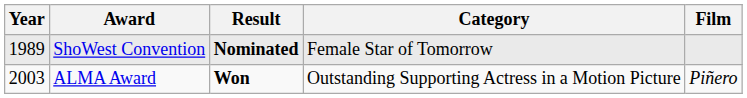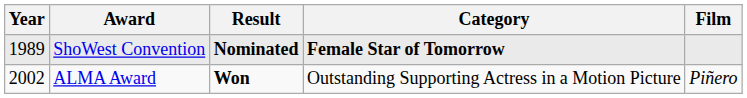(400, 49) normal -> (406, 49) bold
(27, 79) 2003 -> (27, 79) 2002
